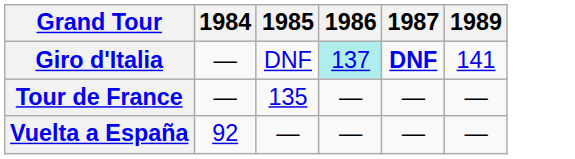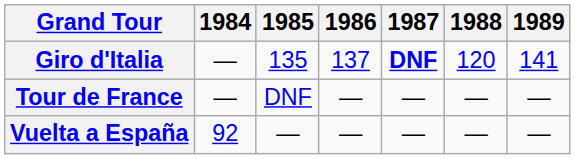+ column: (476, 23)
(288, 60) DNF -> (288, 60) 135
(351, 60) paleturquoise background -> (351, 60) no background
(288, 97) 135 -> (288, 97) DNF
